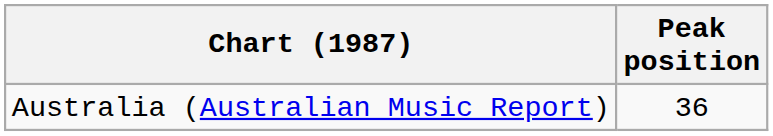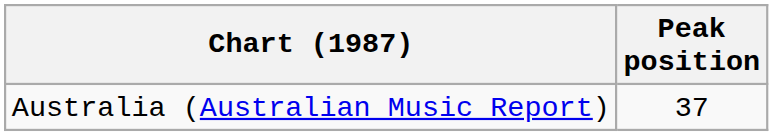(692, 108) 36 -> (692, 108) 37
